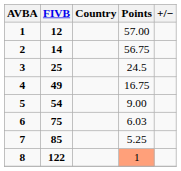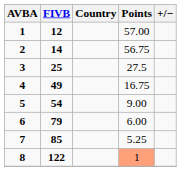(137, 67) 24.5 -> (137, 67) 27.5
(57, 121) 75 -> (57, 121) 79
(137, 121) 6.03 -> (137, 121) 6.00
